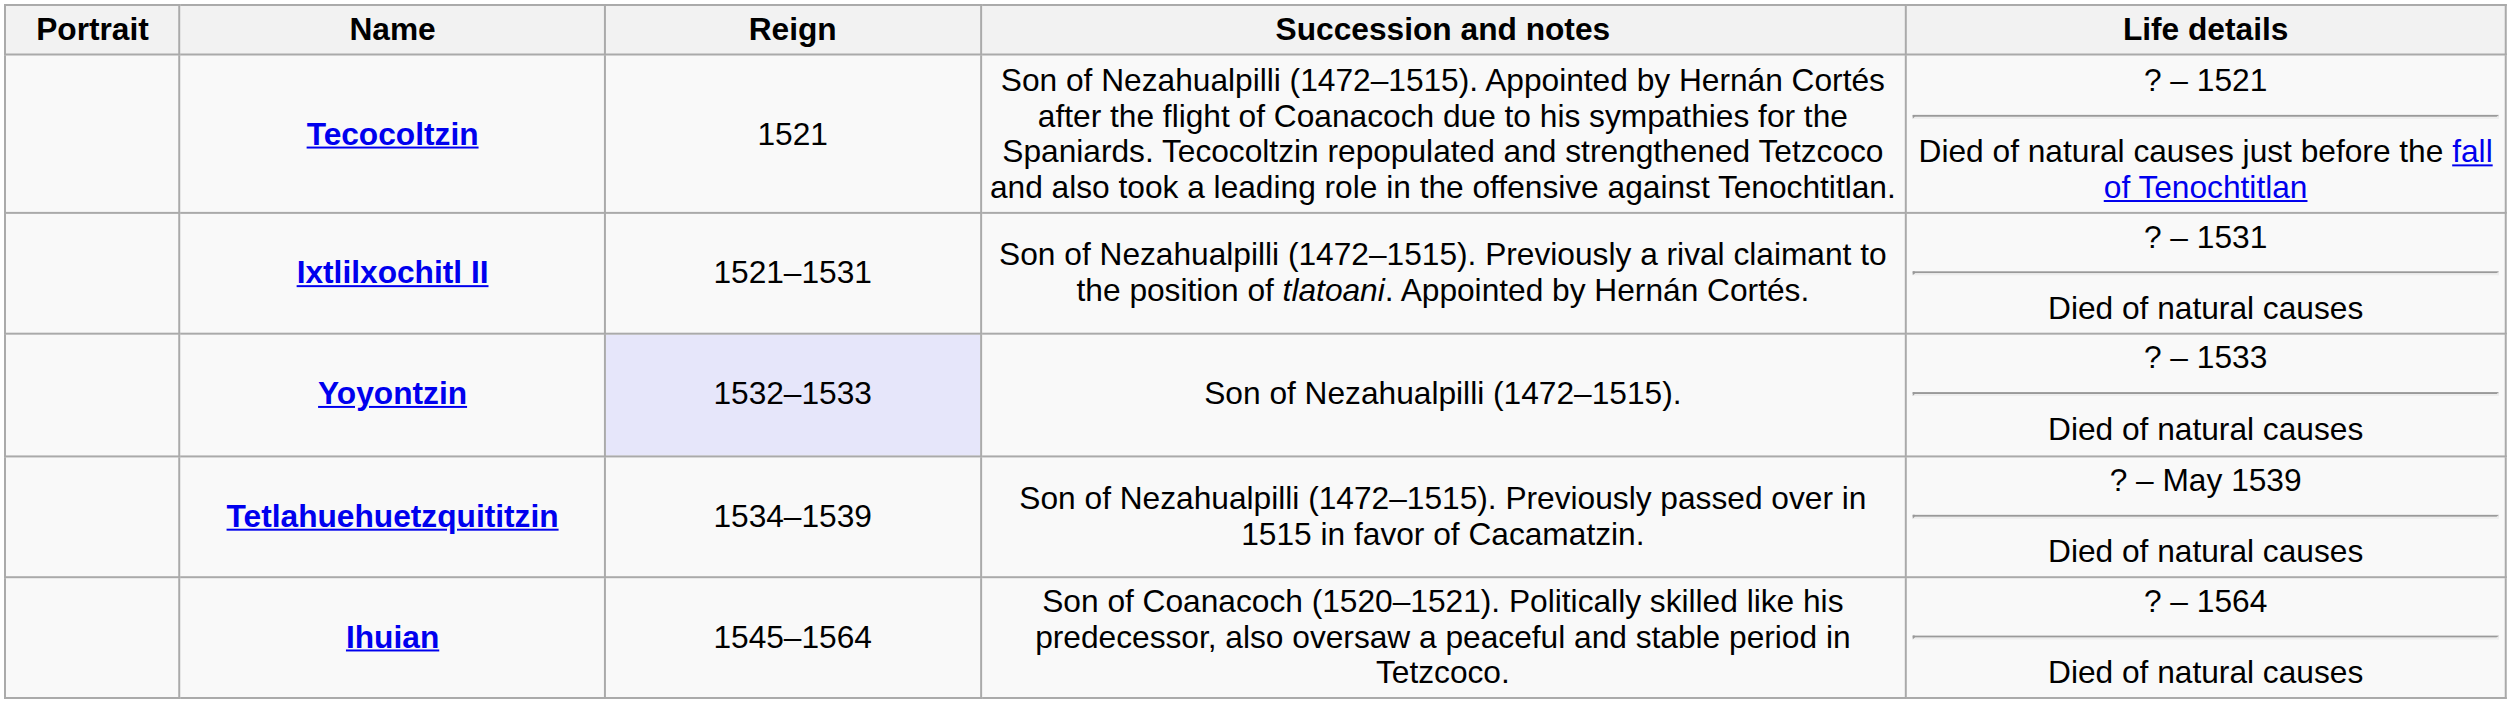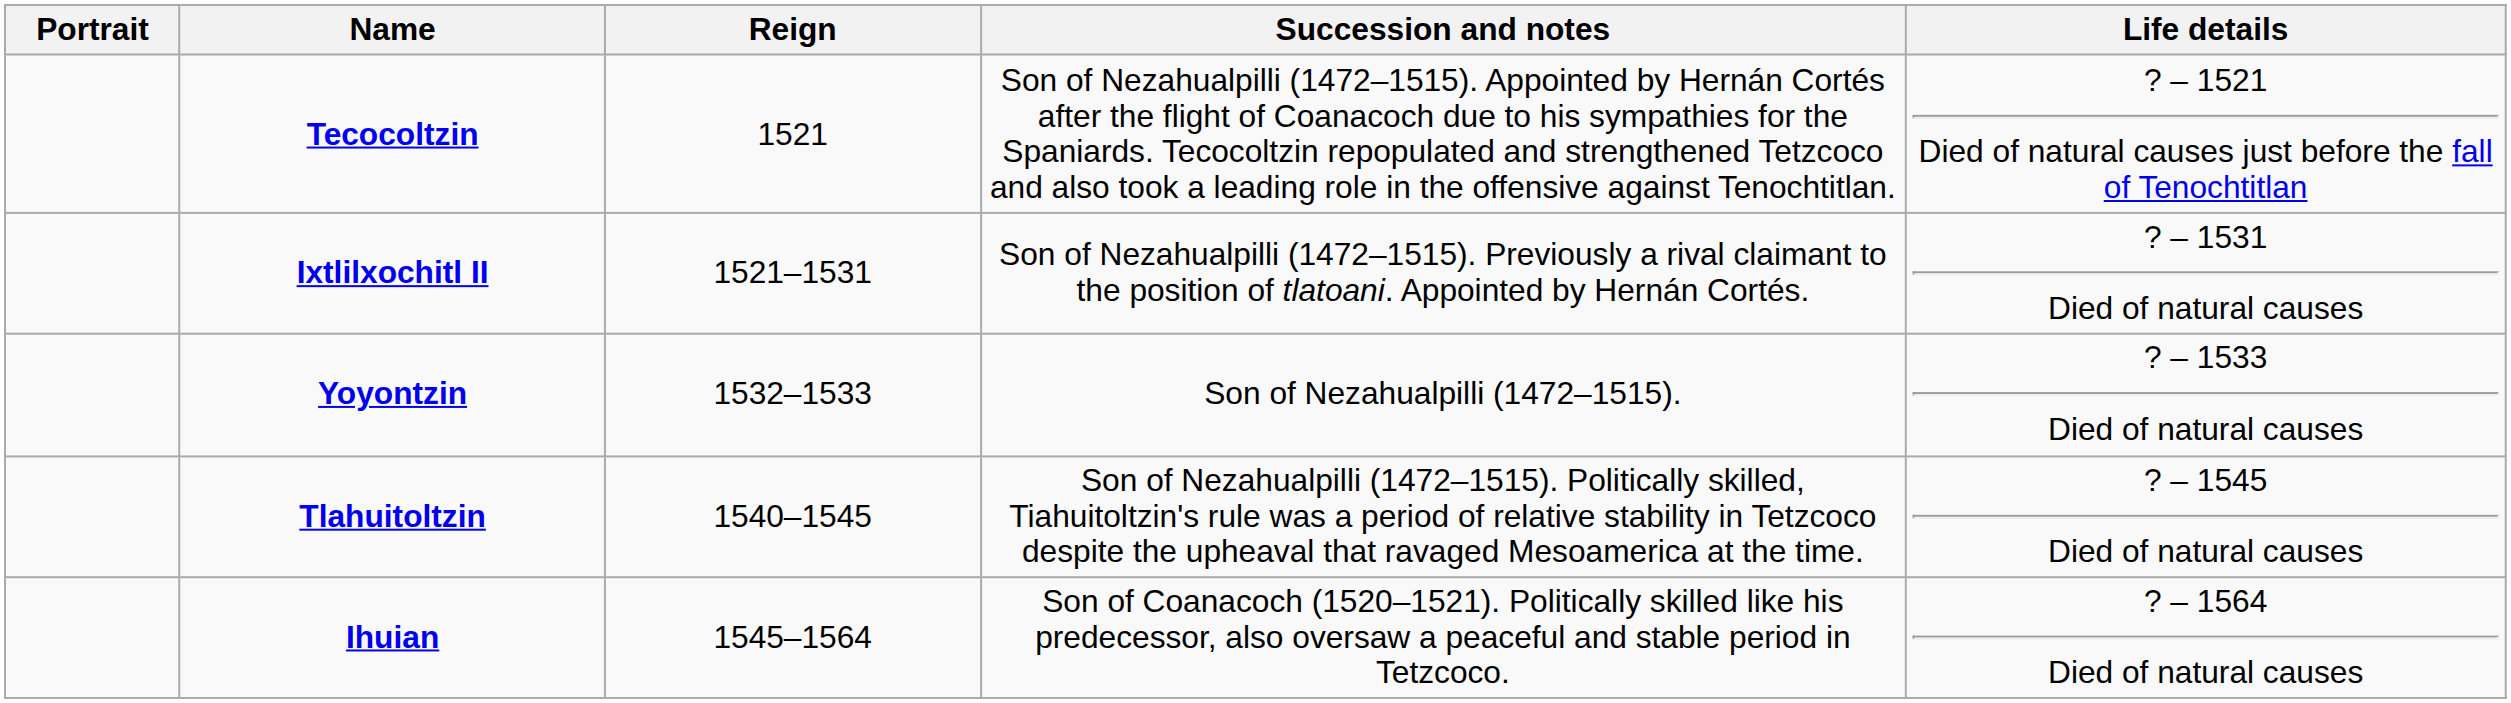(793, 394) lavender background -> (793, 394) no background
- row: (393, 515)
+ row: (393, 515)
